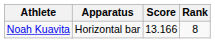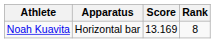(161, 30) 13.166 -> (161, 30) 13.169
